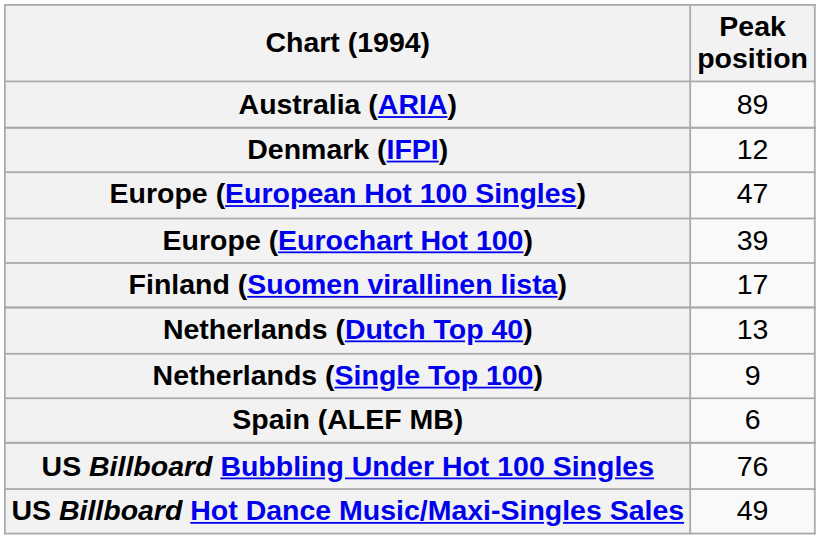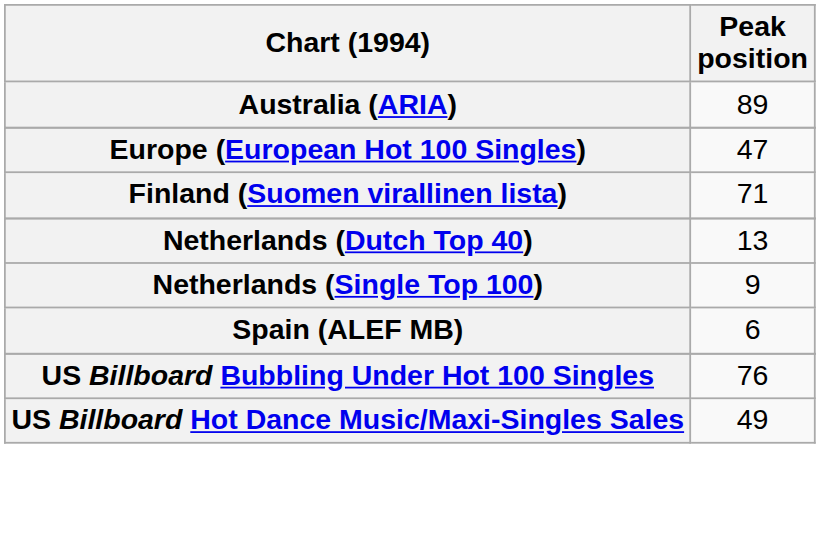- row: (348, 149)
- row: (348, 239)
(753, 284) 17 -> (753, 194) 71
